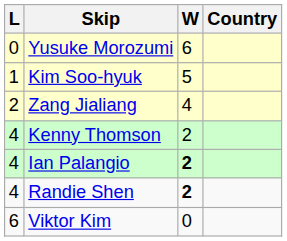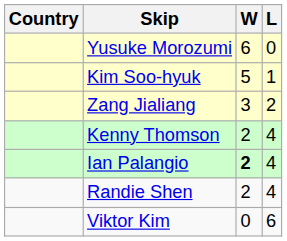columns swapped: (242, 18) <-> (14, 18)
(187, 105) 4 -> (246, 105) 3
(187, 192) bold -> (246, 192) normal
